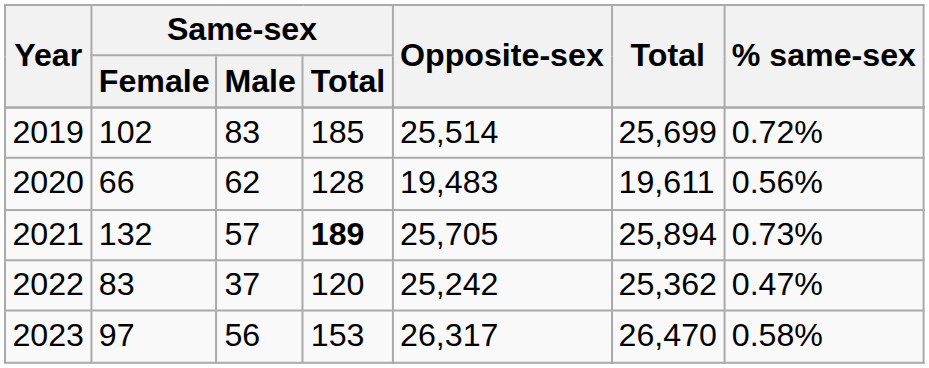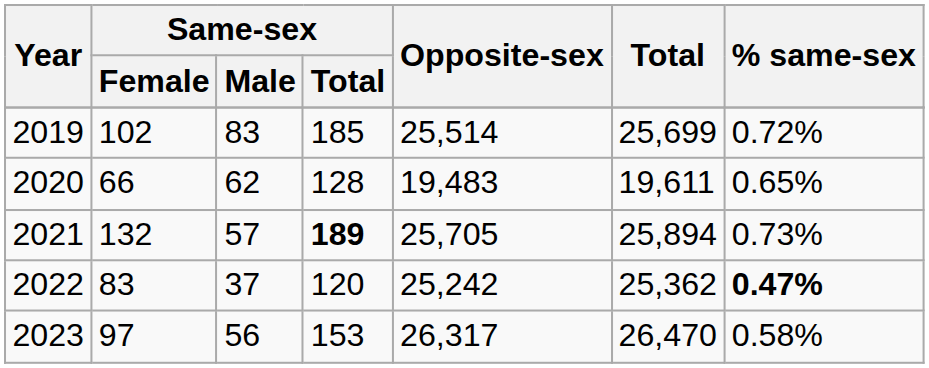(777, 183) 0.56% -> (777, 183) 0.65%
(777, 285) normal -> (777, 285) bold
